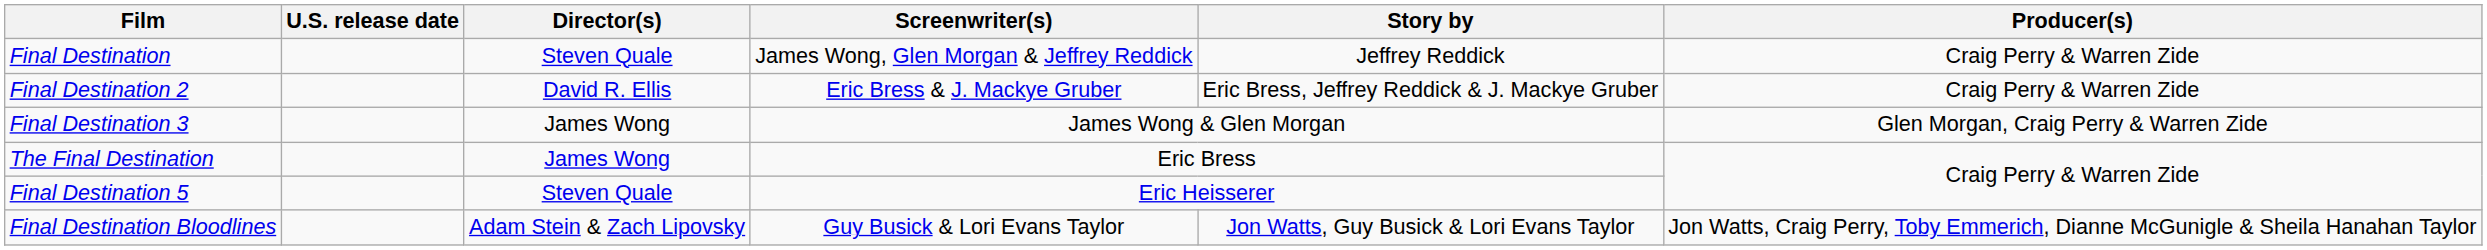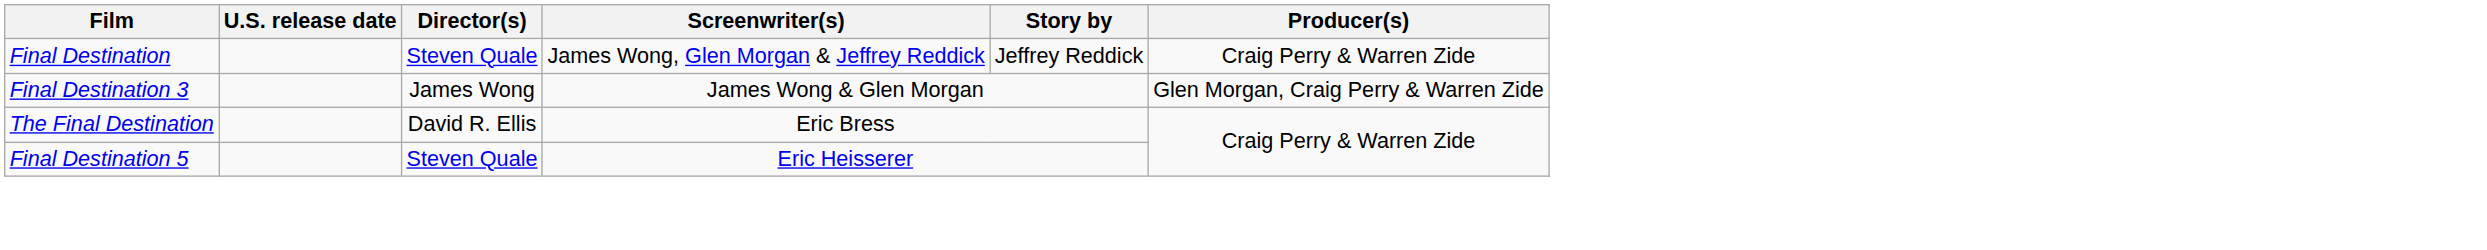- row: (99, 90)
(607, 158) James Wong -> (472, 124) David R. Ellis
- row: (143, 227)
